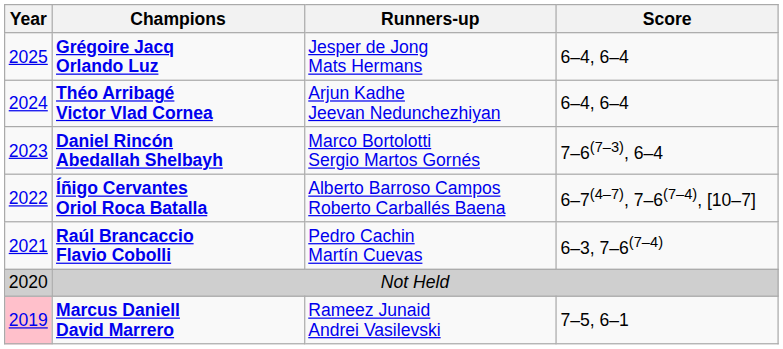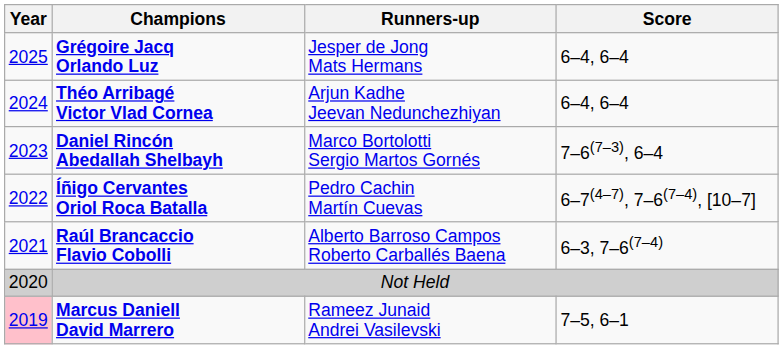(407, 198) Alberto Barroso Campos Roberto Carballés Baena -> (365, 198) Pedro Cachin Martín Cuevas
(365, 245) Pedro Cachin Martín Cuevas -> (407, 245) Alberto Barroso Campos Roberto Carballés Baena
